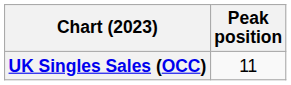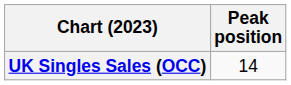(248, 65) 11 -> (248, 65) 14
